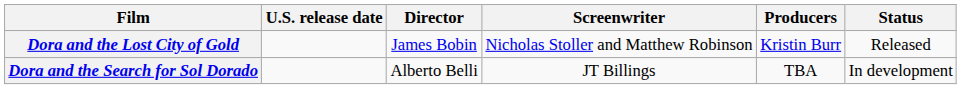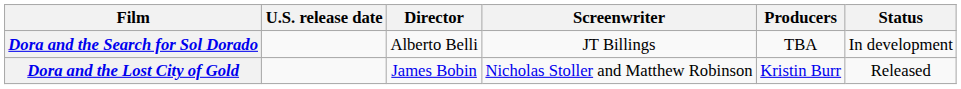rows swapped: (133, 44) <-> (133, 70)
